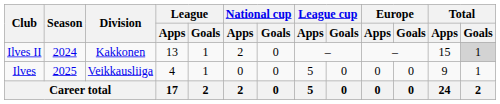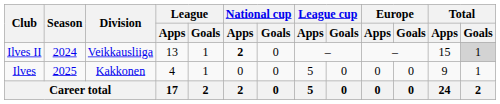(121, 52) Kakkonen -> (121, 52) Veikkausliiga
(240, 52) normal -> (240, 52) bold
(121, 71) Veikkausliiga -> (121, 71) Kakkonen
